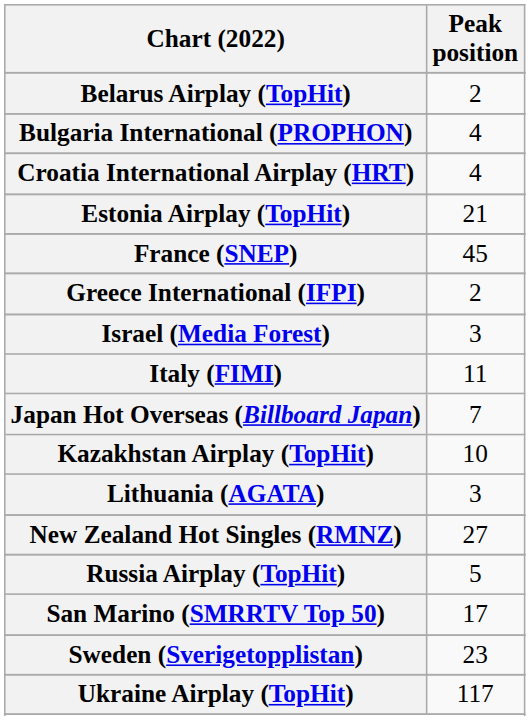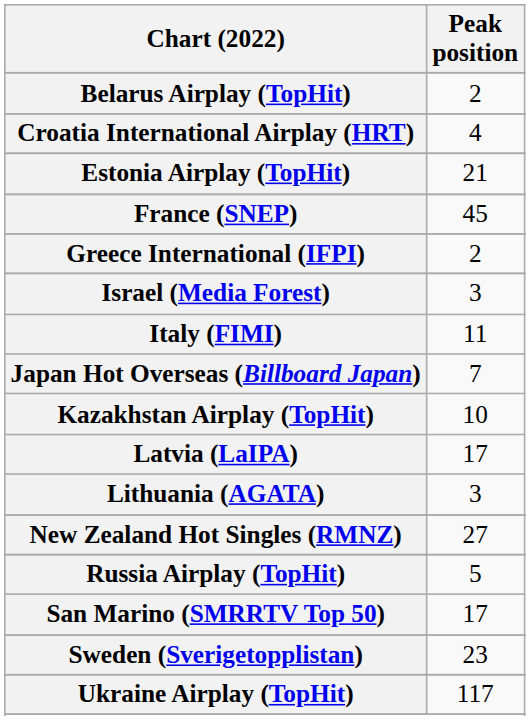- row: (216, 133)
+ row: (216, 453)
